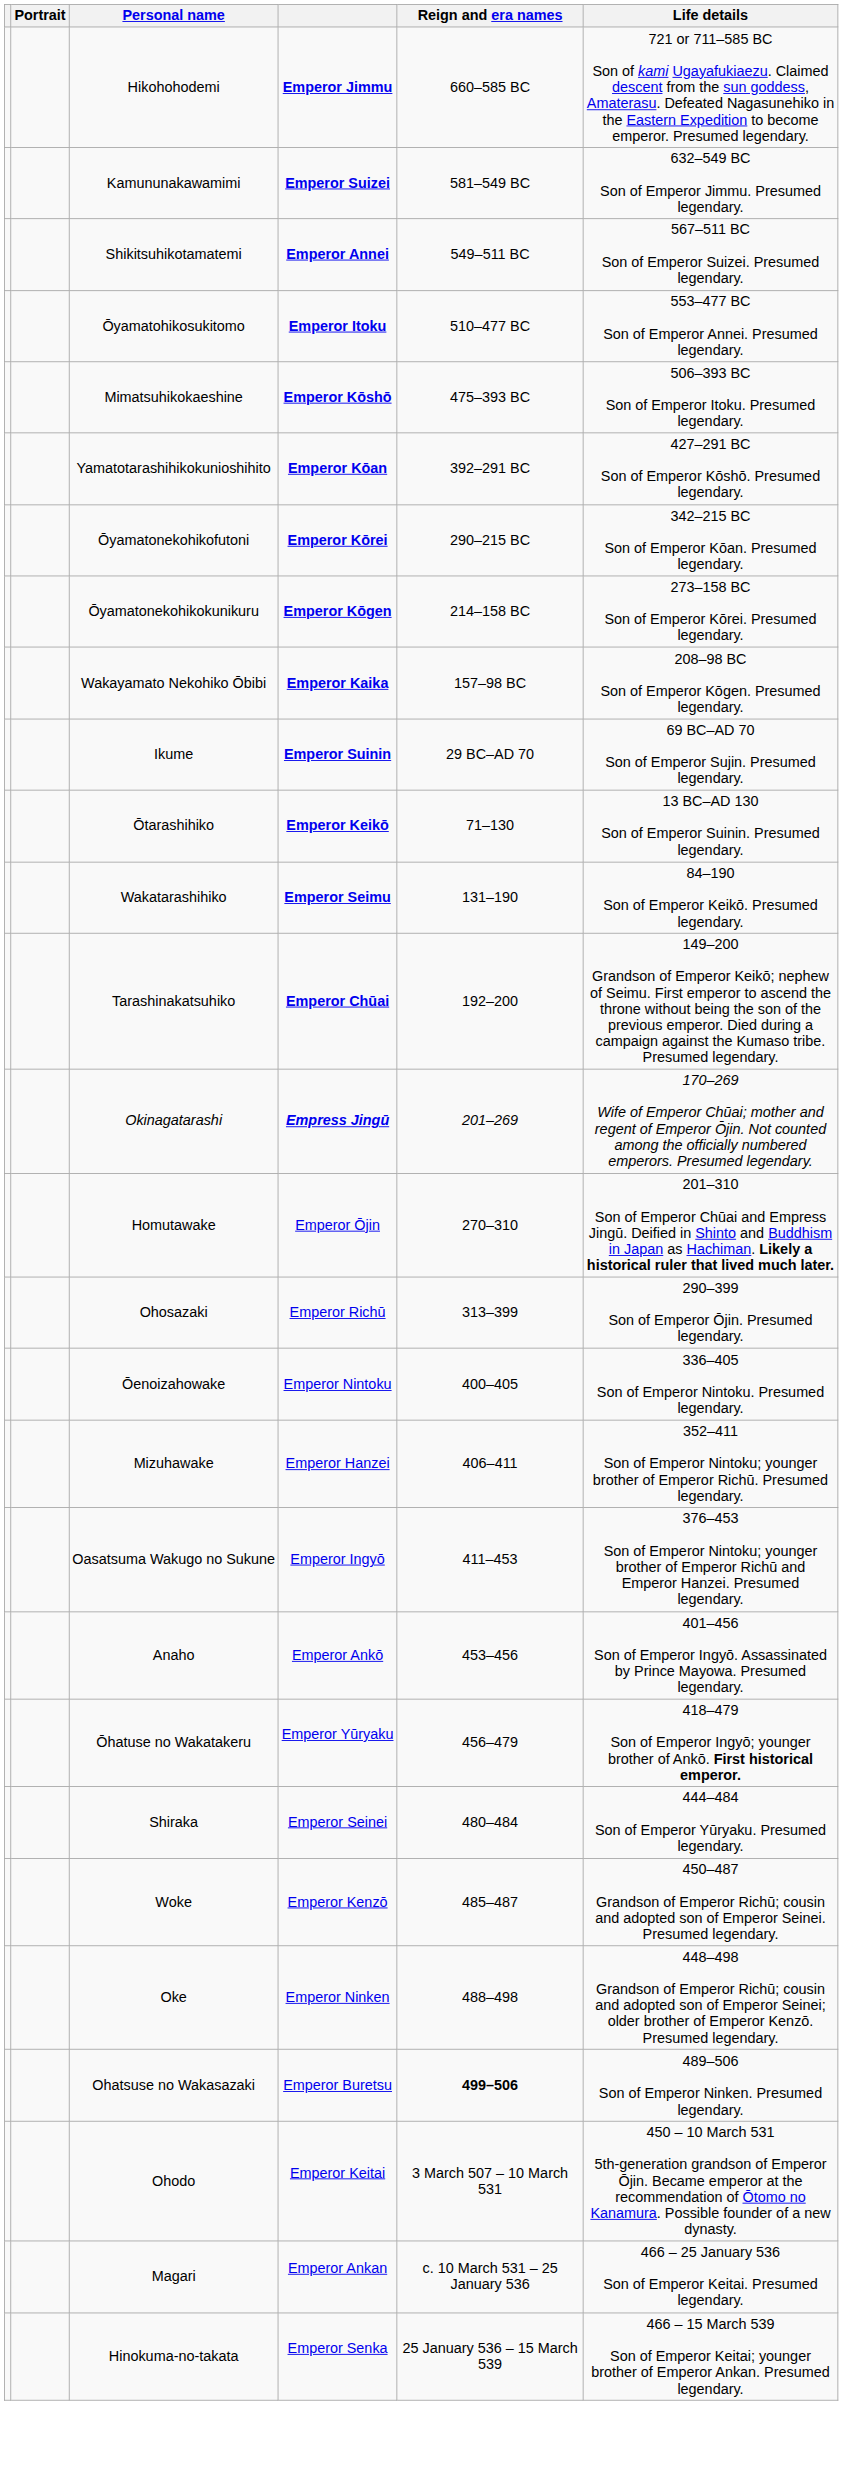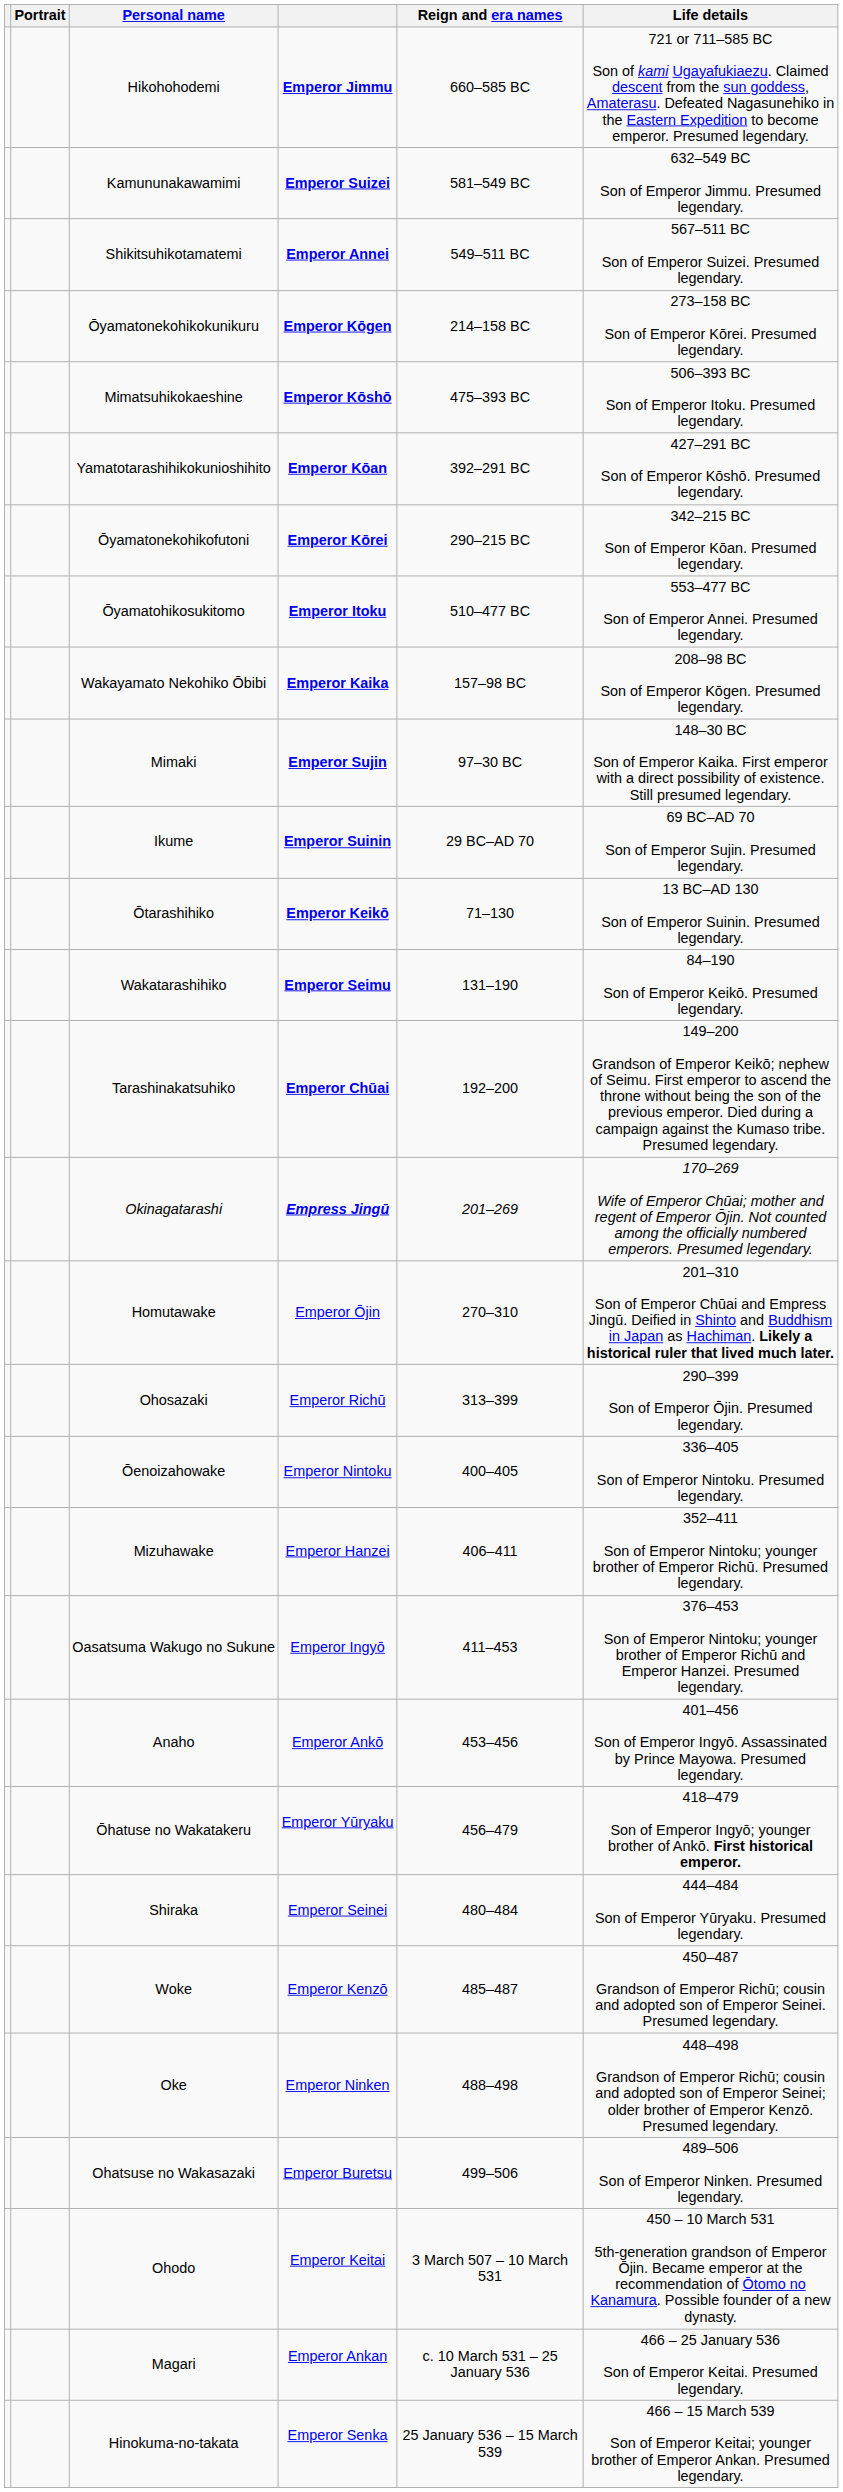rows swapped: (174, 325) <-> (174, 611)
+ row: (174, 762)
(490, 2085) bold -> (490, 2172) normal
